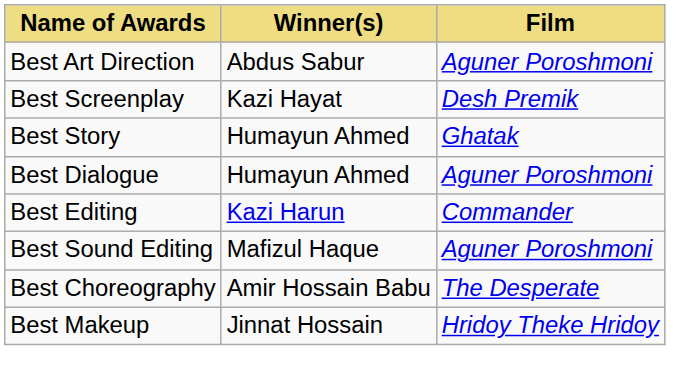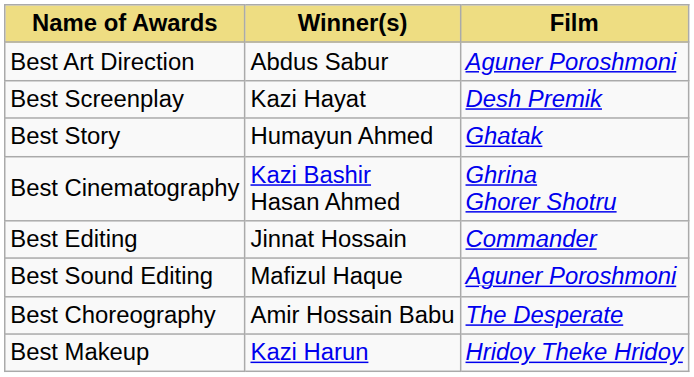+ row: (125, 188)
- row: (84, 174)
(286, 212) Kazi Harun -> (329, 239) Jinnat Hossain
(305, 325) Jinnat Hossain -> (309, 352) Kazi Harun
